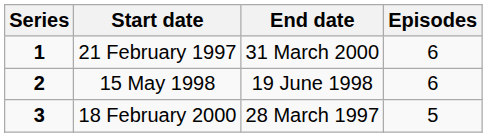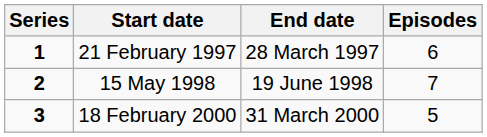(312, 52) 31 March 2000 -> (312, 52) 28 March 1997
(433, 83) 6 -> (433, 83) 7
(312, 115) 28 March 1997 -> (312, 115) 31 March 2000
